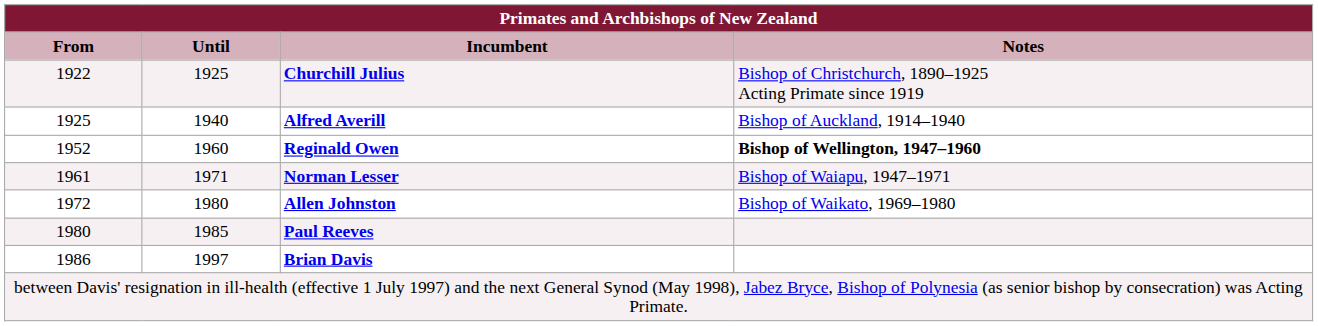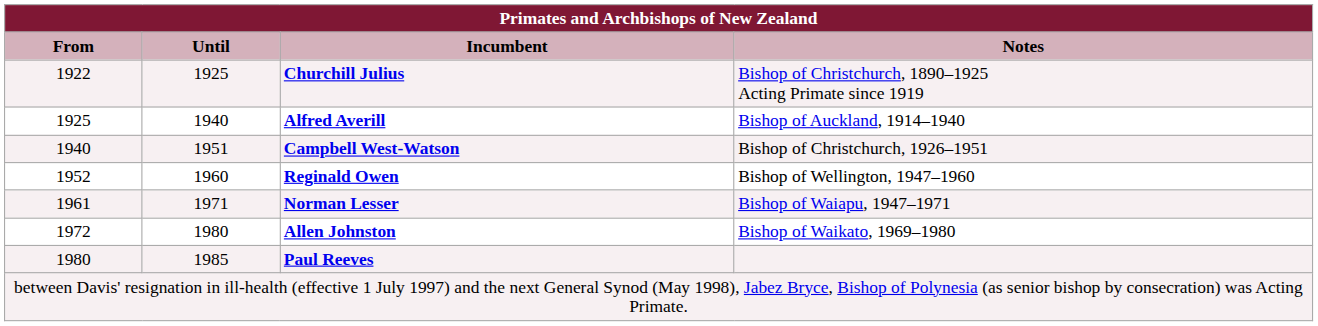+ row: (372, 148)
(860, 148) bold -> (856, 176) normal
- row: (328, 259)
